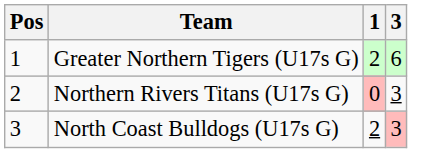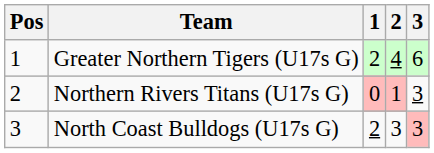+ column: (396, 22)
